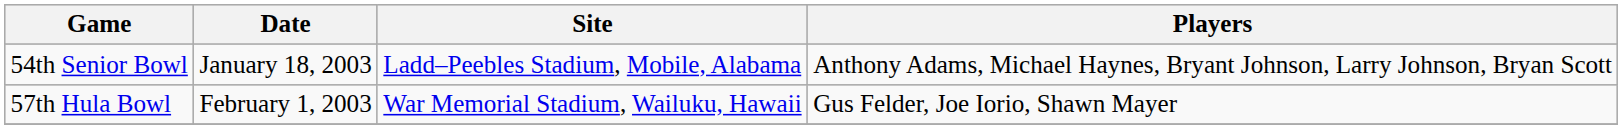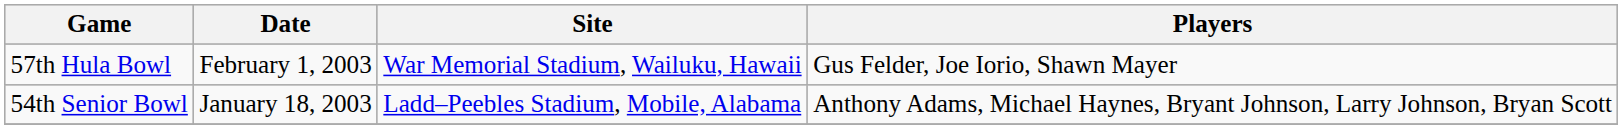rows swapped: (91, 104) <-> (99, 64)
